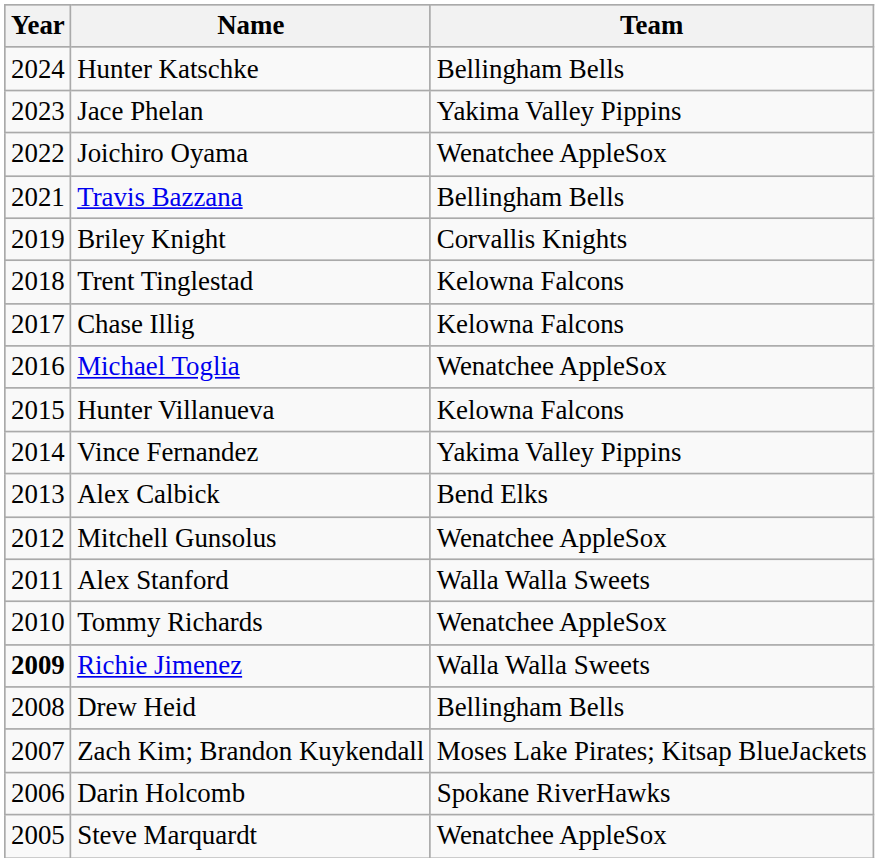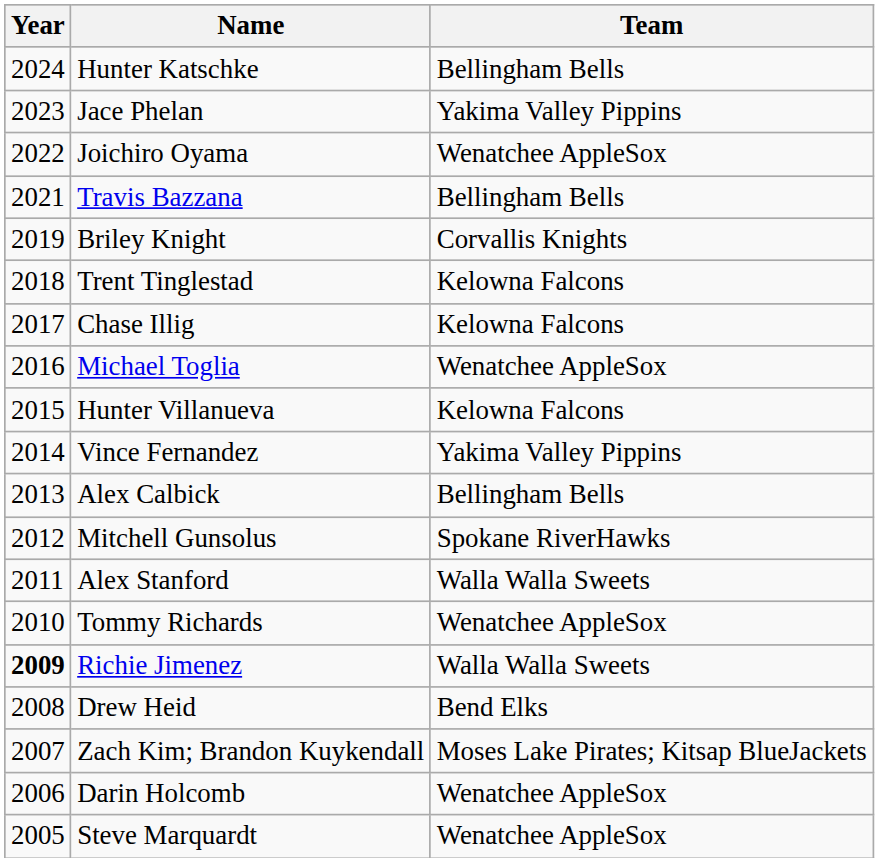(492, 494) Bend Elks -> (530, 494) Bellingham Bells
(552, 537) Wenatchee AppleSox -> (554, 537) Spokane RiverHawks
(530, 707) Bellingham Bells -> (492, 707) Bend Elks
(554, 793) Spokane RiverHawks -> (552, 793) Wenatchee AppleSox
